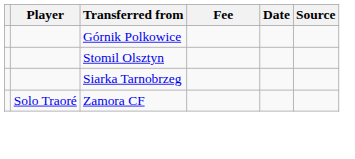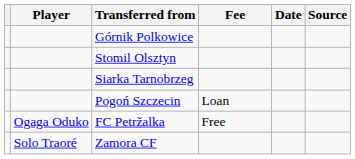+ row: (138, 100)
+ row: (130, 121)
